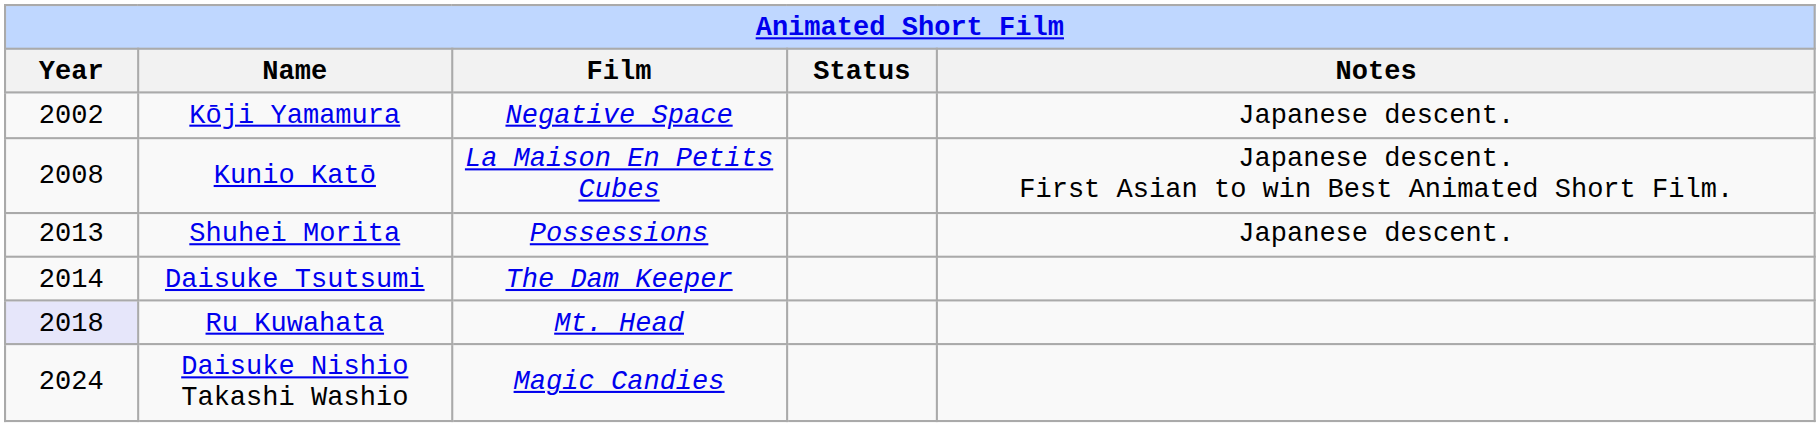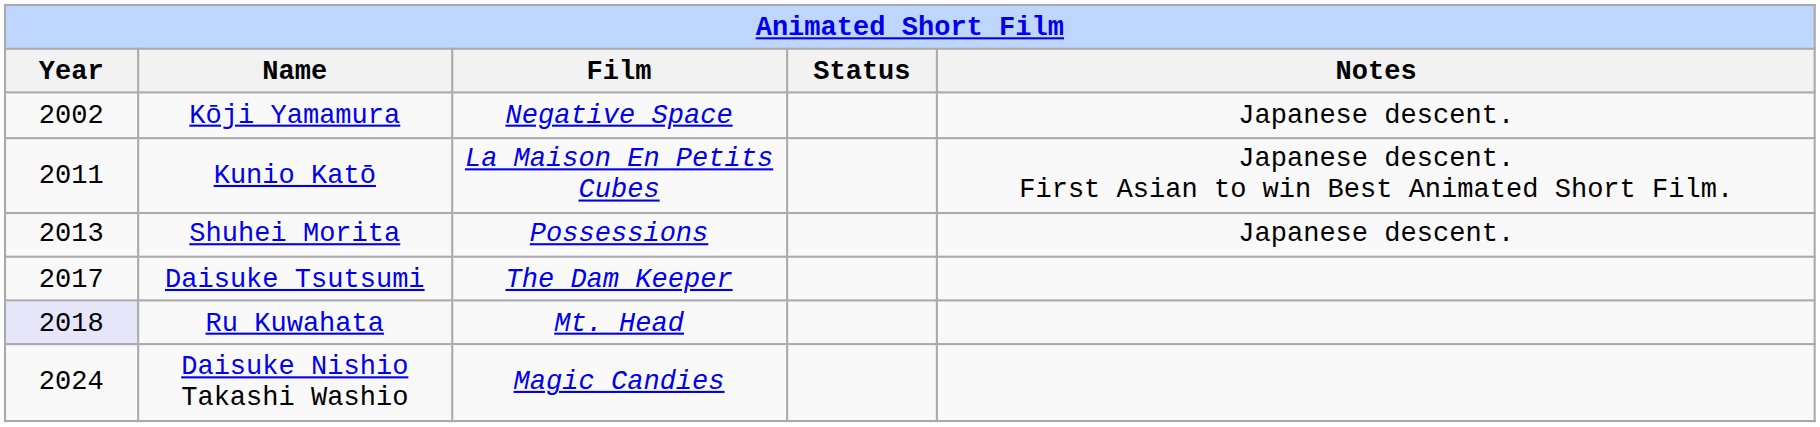(71, 175) 2008 -> (71, 175) 2011
(71, 279) 2014 -> (71, 279) 2017
